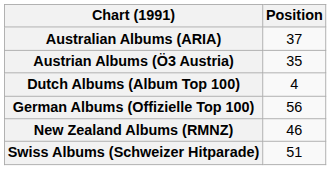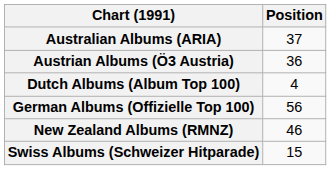(294, 61) 35 -> (294, 61) 36
(294, 152) 51 -> (294, 152) 15
